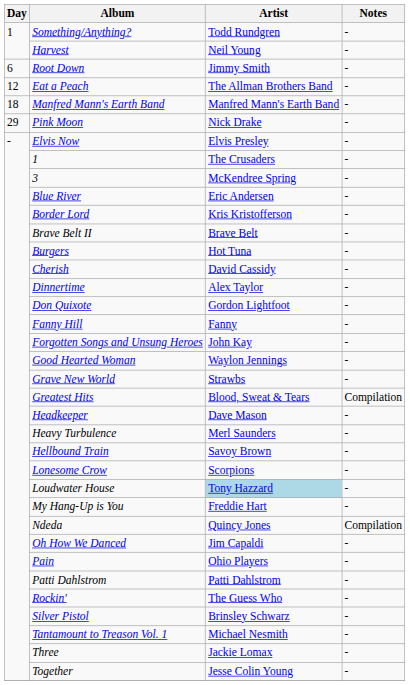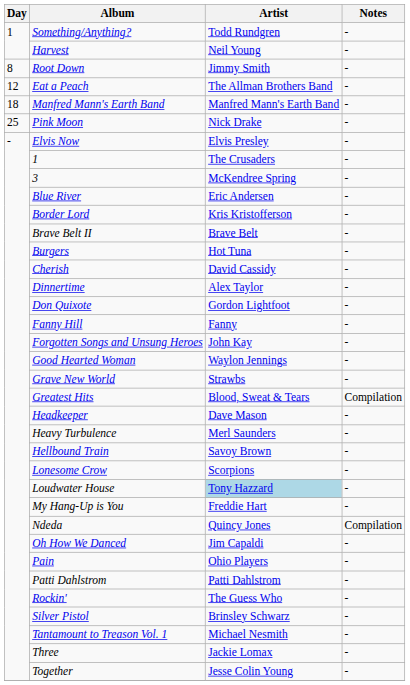(10, 68) 6 -> (10, 68) 8
(13, 123) 29 -> (13, 123) 25
